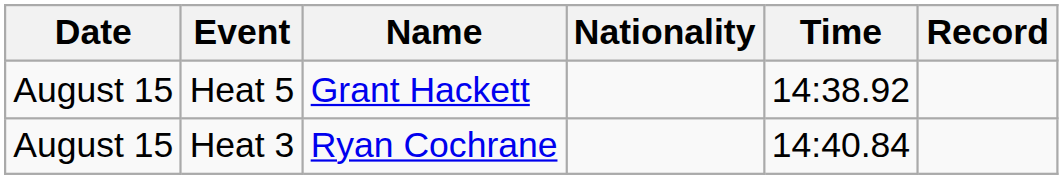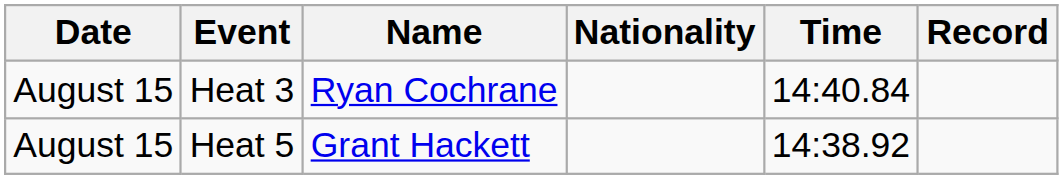rows swapped: (242, 145) <-> (242, 88)
